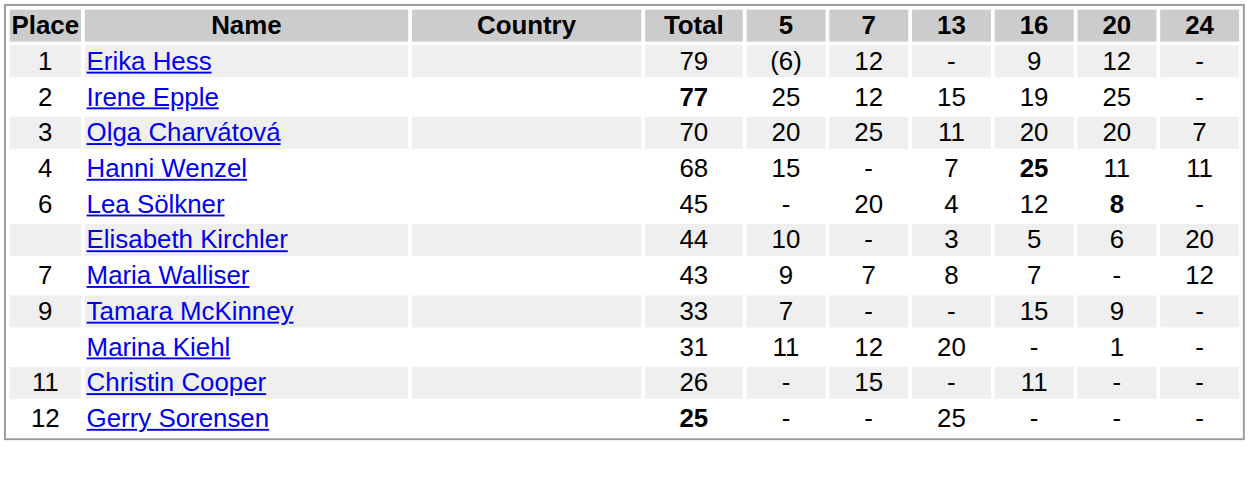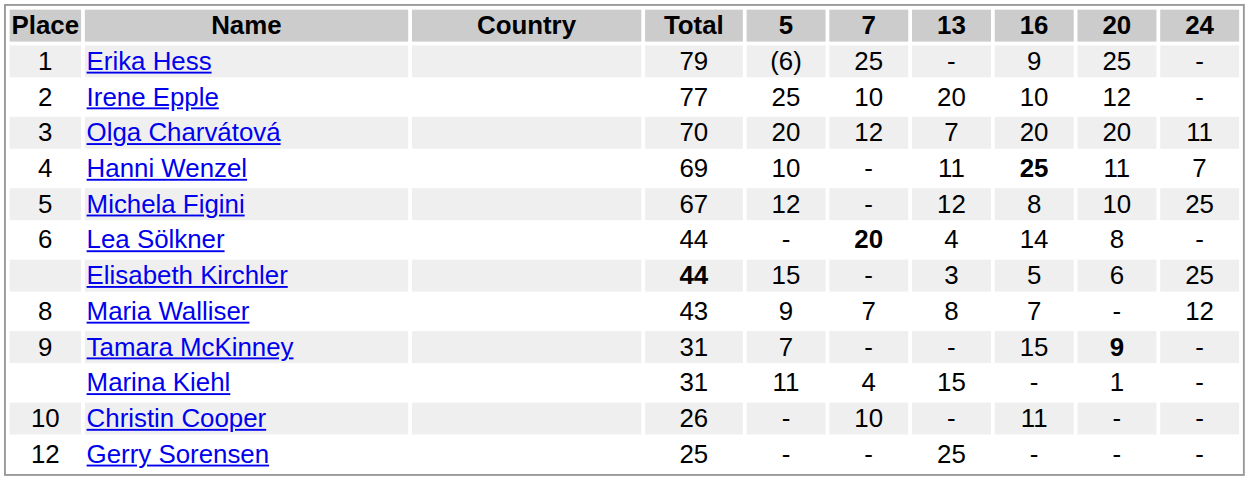(869, 61) 12 -> (869, 61) 25
(1117, 61) 12 -> (1117, 61) 25
(694, 97) bold -> (694, 97) normal
(869, 97) 12 -> (869, 97) 10
(951, 97) 15 -> (951, 97) 20
(1034, 97) 19 -> (1034, 97) 10
(1117, 97) 25 -> (1117, 97) 12
(869, 133) 25 -> (869, 133) 12
(951, 133) 11 -> (951, 133) 7
(1200, 133) 7 -> (1200, 133) 11
(694, 168) 68 -> (694, 168) 69
(786, 168) 15 -> (786, 168) 10
(951, 168) 7 -> (951, 168) 11
(1200, 168) 11 -> (1200, 168) 7
+ row: (166, 204)
(694, 204) 45 -> (694, 240) 44
(869, 204) normal -> (869, 240) bold
(1034, 204) 12 -> (1034, 240) 14
(1117, 204) bold -> (1117, 240) normal
(694, 240) normal -> (694, 276) bold
(786, 240) 10 -> (786, 276) 15
(1200, 240) 20 -> (1200, 276) 25
(45, 276) 7 -> (45, 311) 8
(694, 311) 33 -> (694, 347) 31
(1117, 311) normal -> (1117, 347) bold
(869, 347) 12 -> (869, 383) 4
(951, 347) 20 -> (951, 383) 15
(45, 383) 11 -> (45, 419) 10
(869, 383) 15 -> (869, 419) 10
(694, 419) bold -> (694, 454) normal
